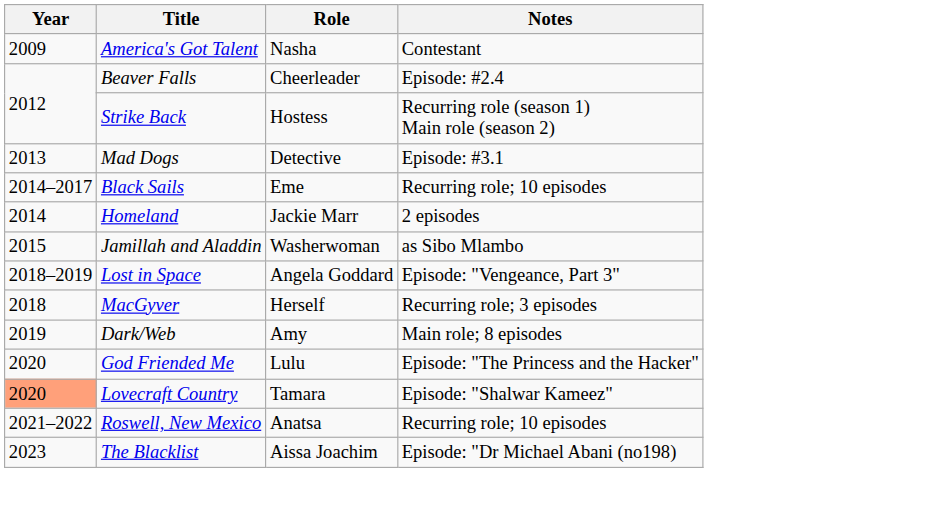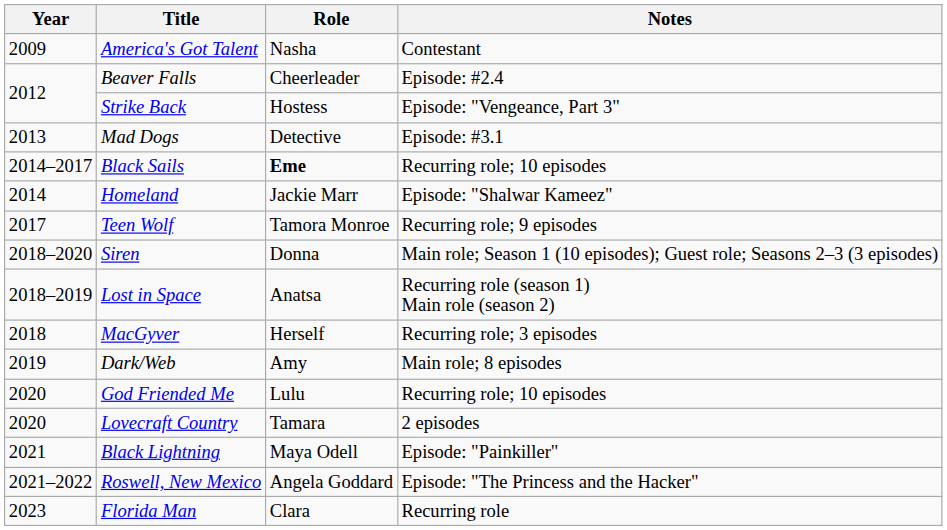(496, 117) Recurring role (season 1) Main role (season 2) -> (511, 107) Episode: "Vengeance, Part 3"
(287, 187) normal -> (288, 166) bold
(441, 216) 2 episodes -> (507, 195) Episode: "Shalwar Kameez"
- row: (181, 246)
+ row: (137, 225)
+ row: (120, 254)
(332, 275) Angela Goddard -> (296, 294) Anatsa
(511, 275) Episode: "Vengeance, Part 3" -> (496, 294) Recurring role (season 1) Main role (season 2)
(550, 363) Episode: "The Princess and the Hacker" -> (504, 393) Recurring role; 10 episodes
(27, 393) lightsalmon background -> (27, 422) no background
(507, 393) Episode: "Shalwar Kameez" -> (440, 422) 2 episodes
+ row: (160, 452)
(296, 422) Anatsa -> (331, 481) Angela Goddard
(504, 422) Recurring role; 10 episodes -> (550, 481) Episode: "The Princess and the Hacker"
- row: (150, 452)
+ row: (149, 511)
